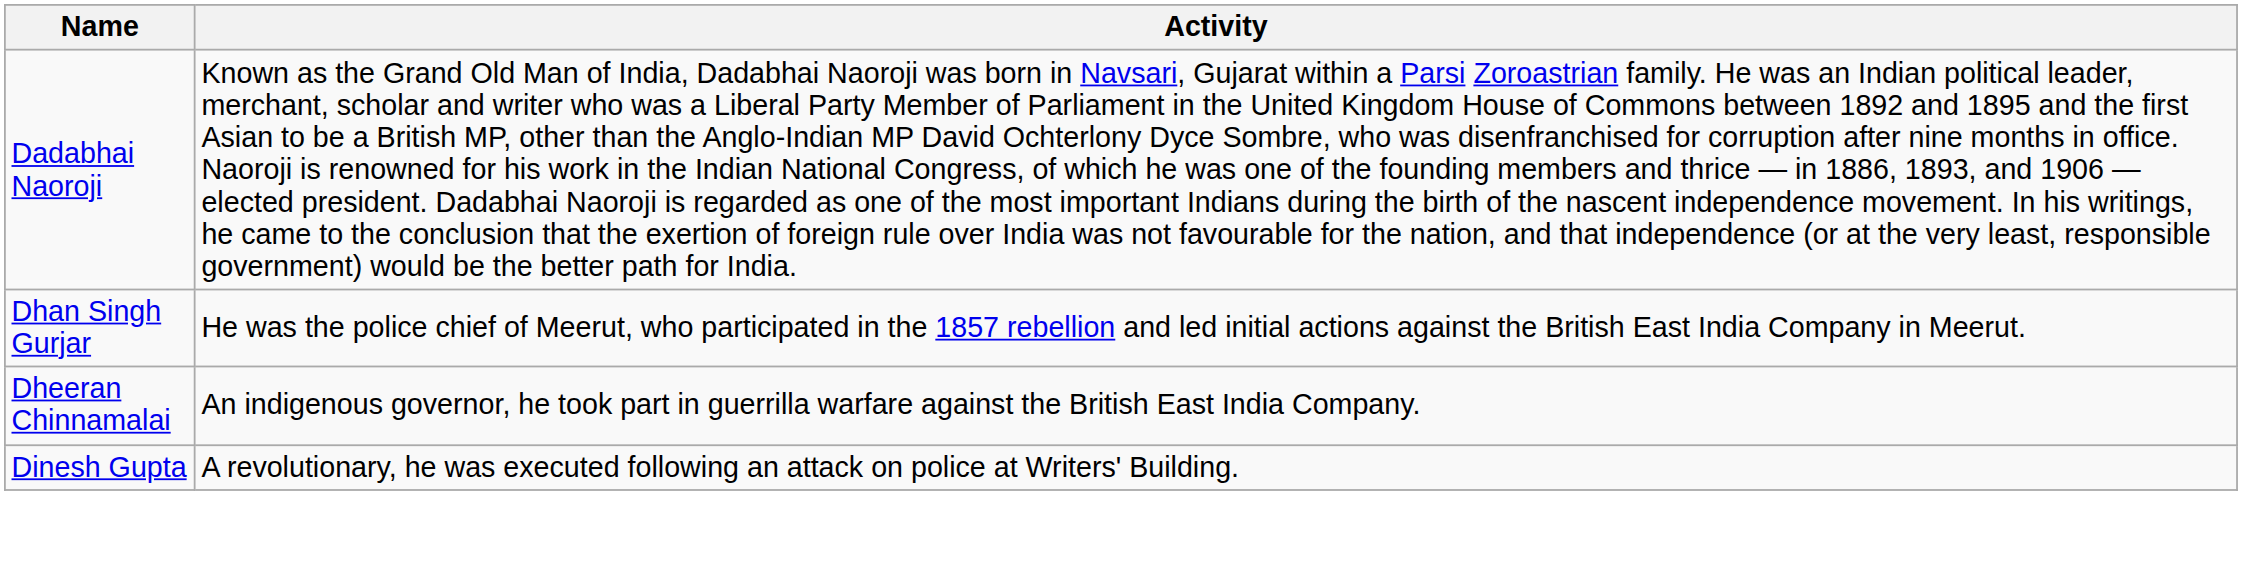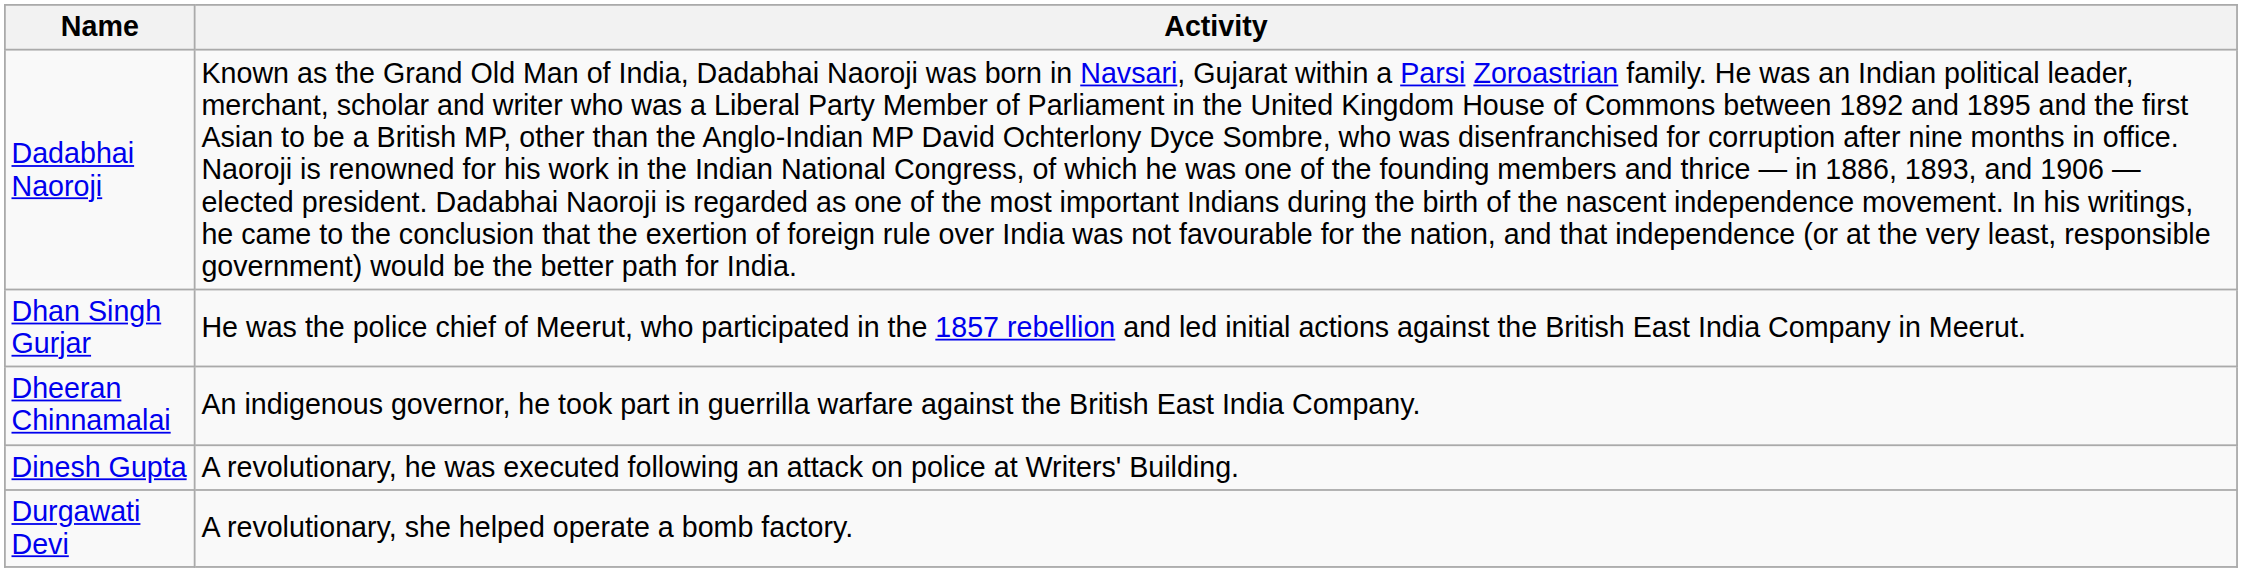+ row: (76, 528)
